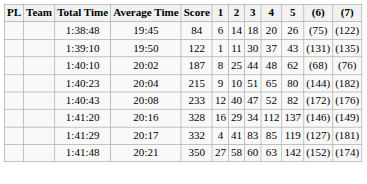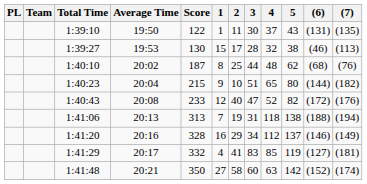- row: (83, 30)
+ row: (83, 48)
+ row: (83, 118)
